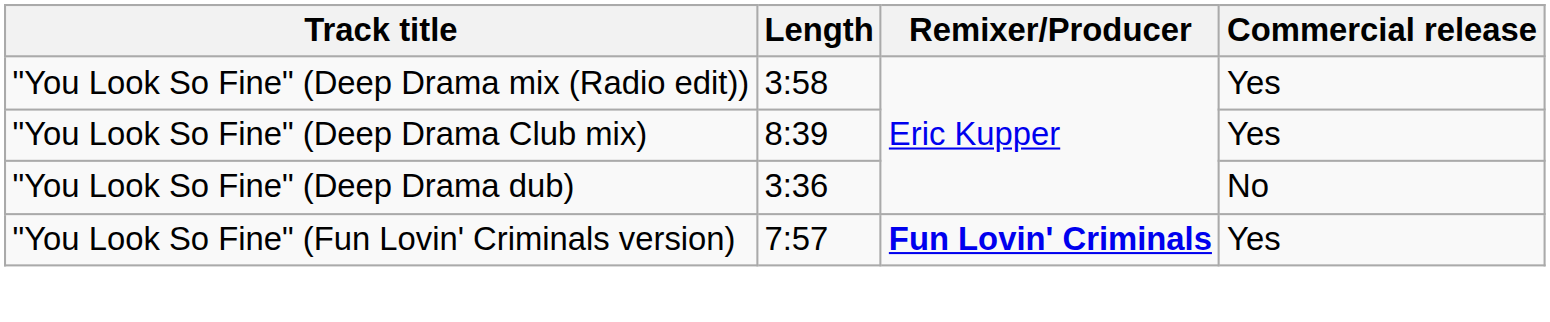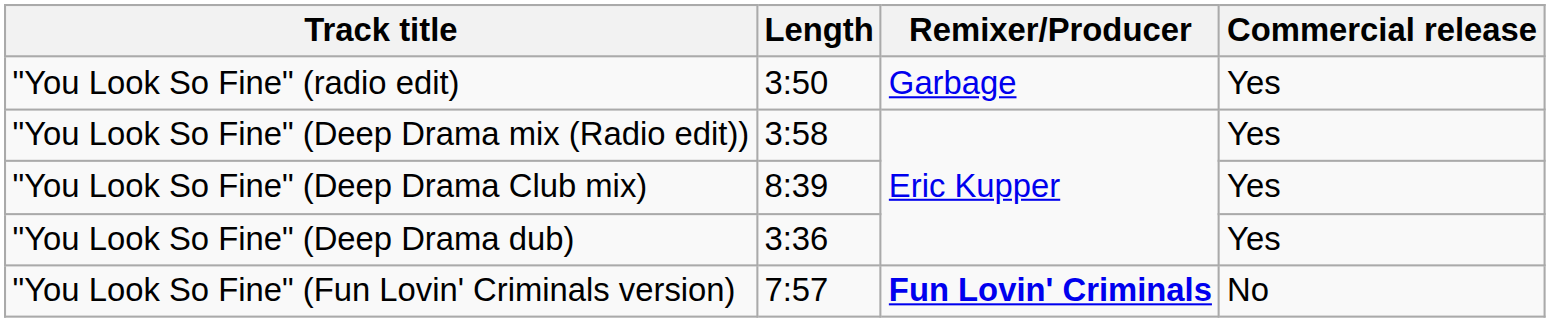+ row: (236, 82)
(1248, 186) No -> (1254, 238) Yes
(1254, 238) Yes -> (1248, 290) No
